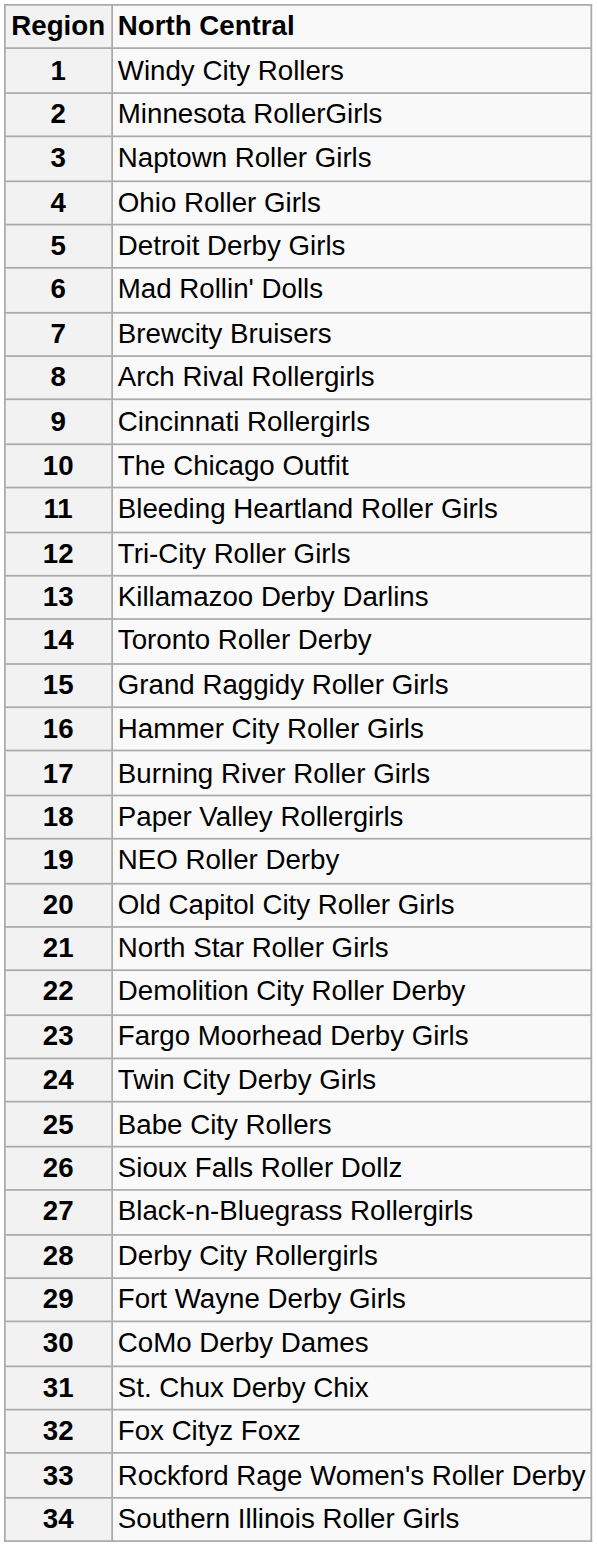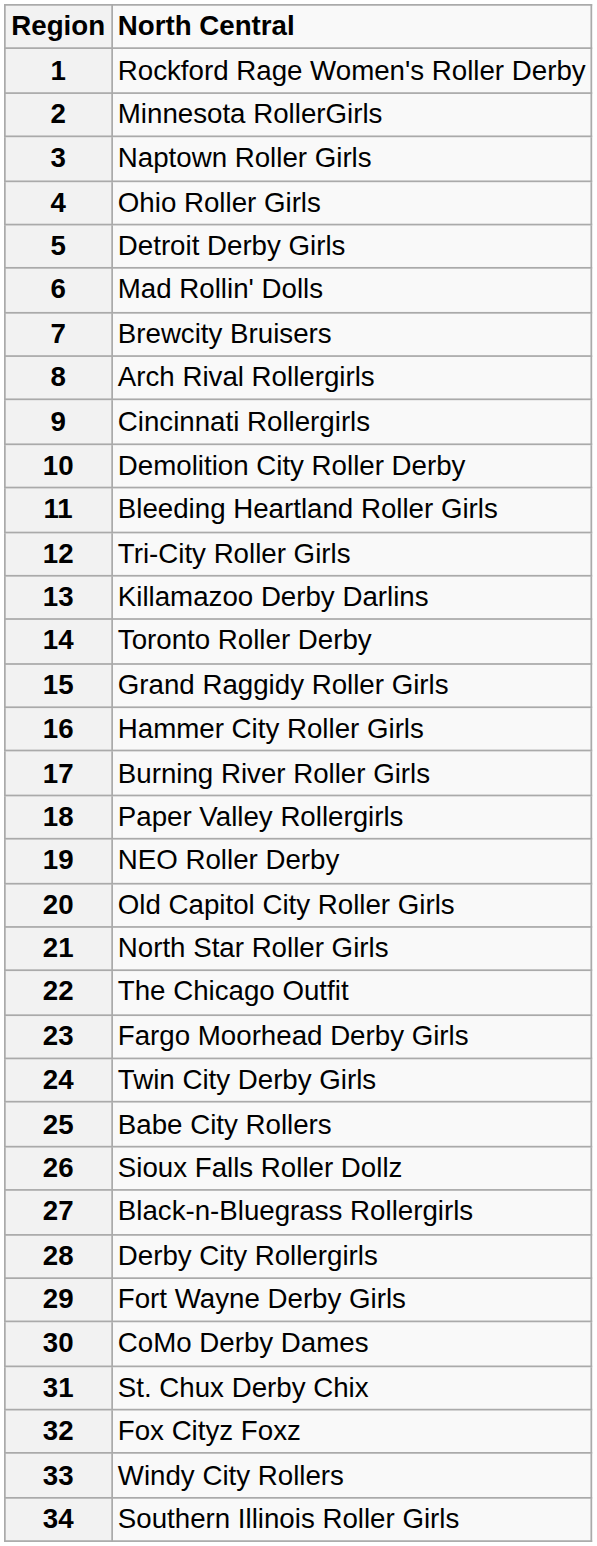(231, 70) Windy City Rollers -> (352, 70) Rockford Rage Women's Roller Derby
(233, 465) The Chicago Outfit -> (292, 465) Demolition City Roller Derby
(292, 992) Demolition City Roller Derby -> (233, 992) The Chicago Outfit
(352, 1475) Rockford Rage Women's Roller Derby -> (231, 1475) Windy City Rollers
